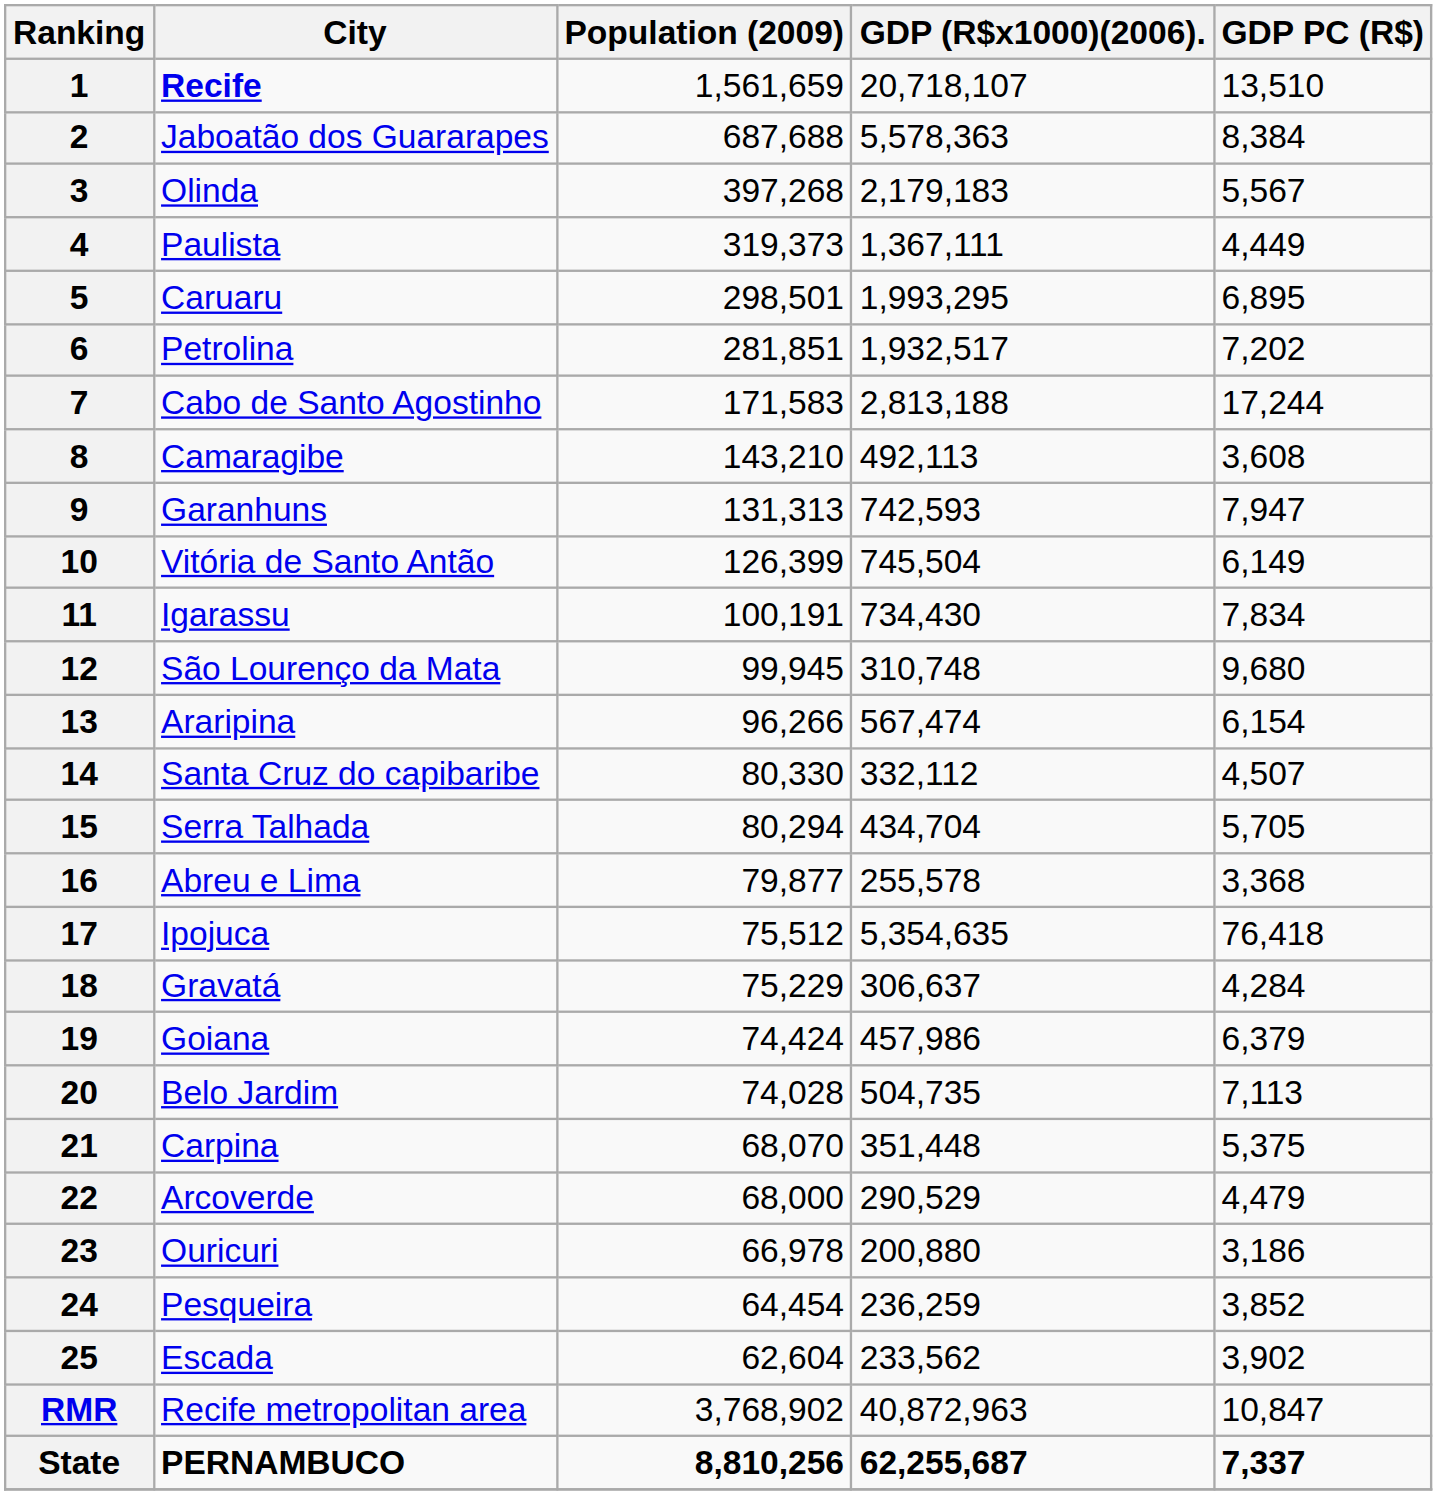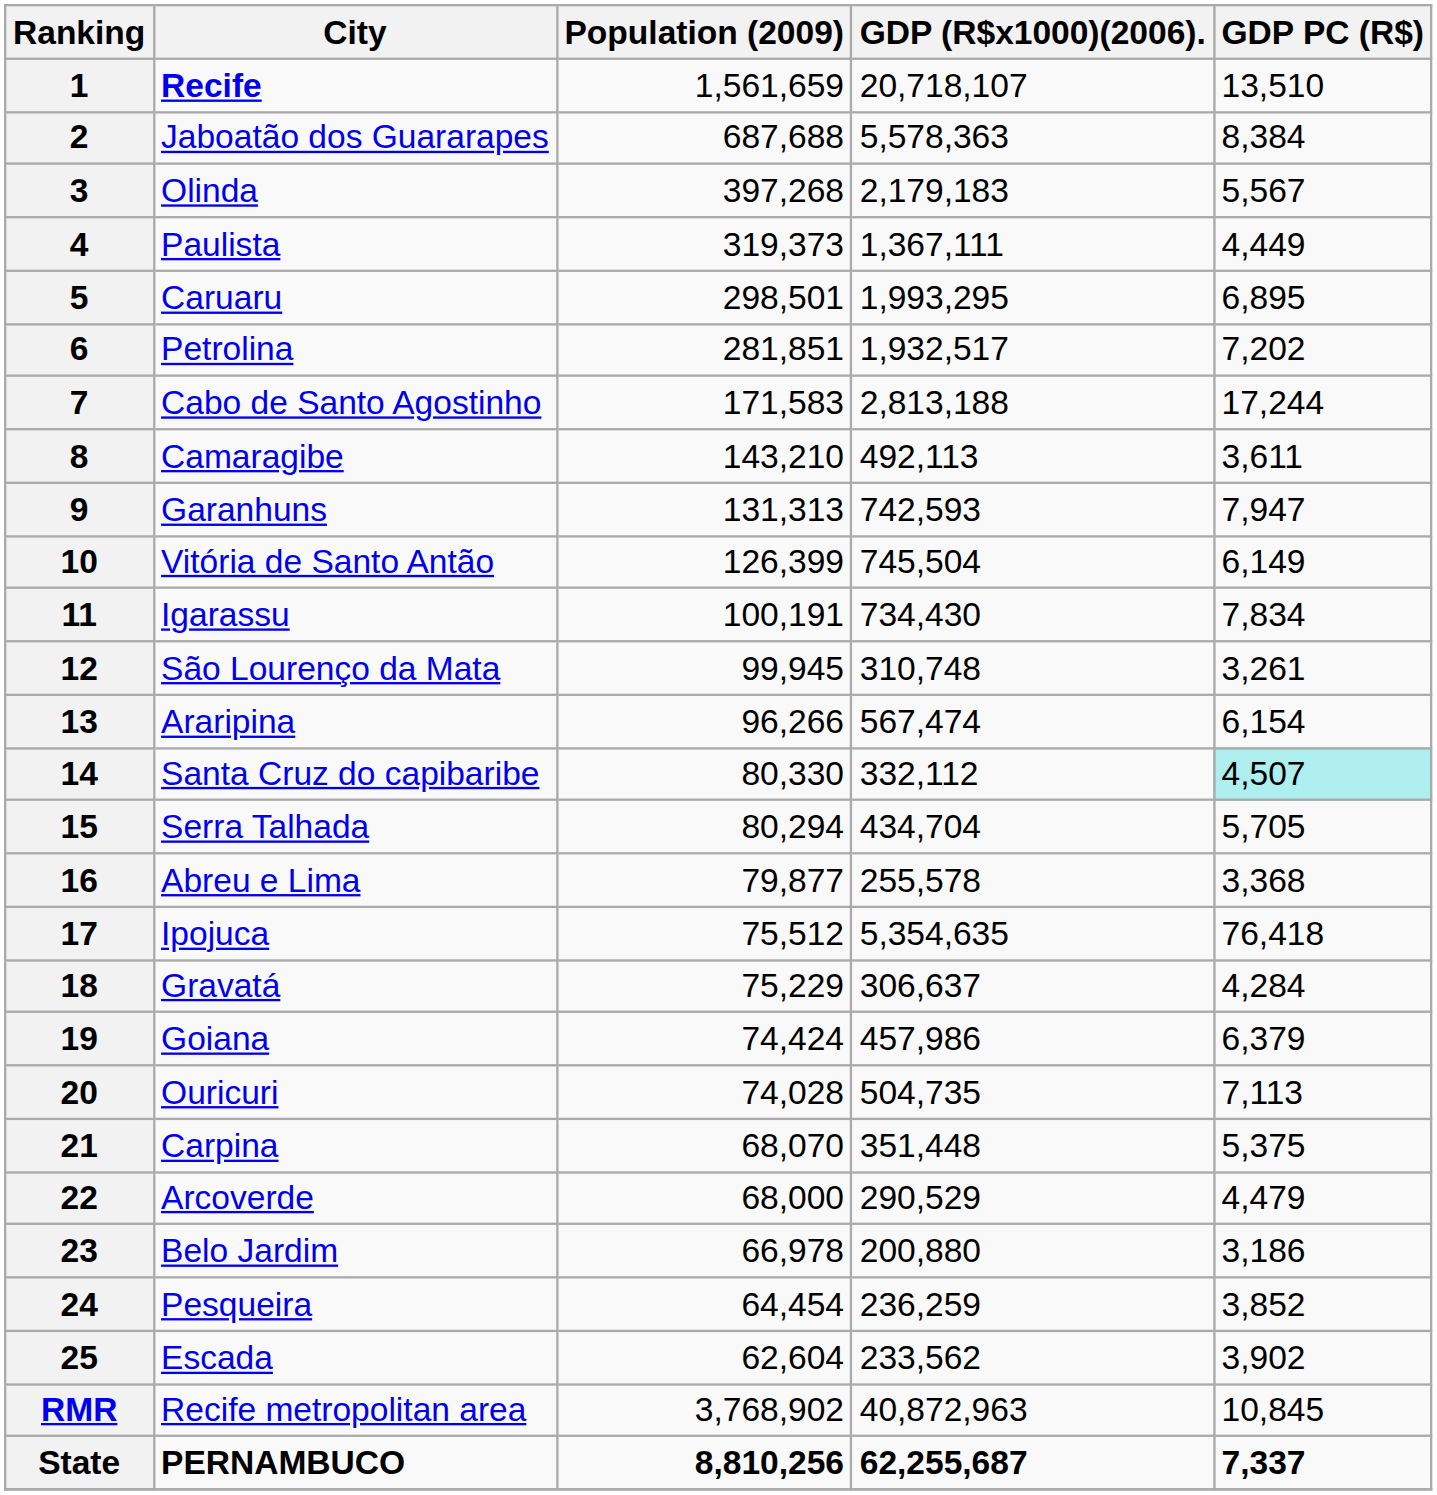(1263, 456) 3,608 -> (1262, 456) 3,611
(1263, 668) 9,680 -> (1263, 668) 3,261
(1263, 774) no background -> (1263, 774) paleturquoise background
(250, 1092) Belo Jardim -> (220, 1092) Ouricuri
(220, 1251) Ouricuri -> (250, 1251) Belo Jardim
(1273, 1410) 10,847 -> (1273, 1410) 10,845
